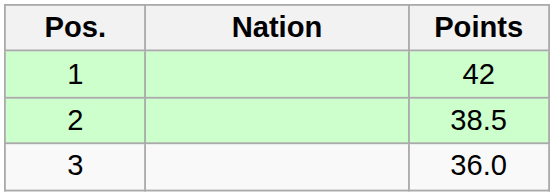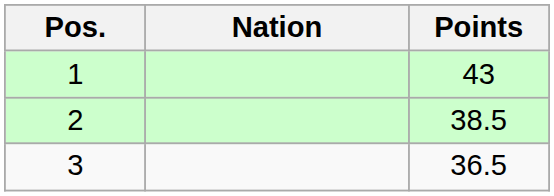(479, 73) 42 -> (479, 73) 43
(479, 166) 36.0 -> (479, 166) 36.5
